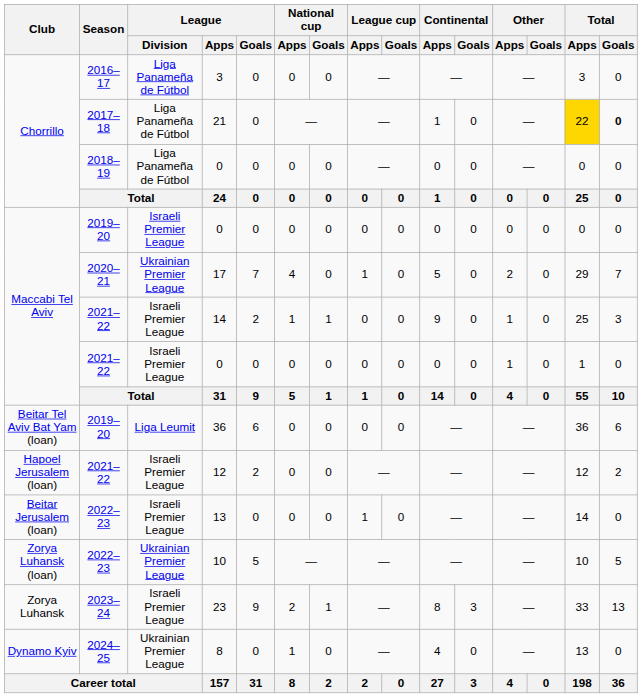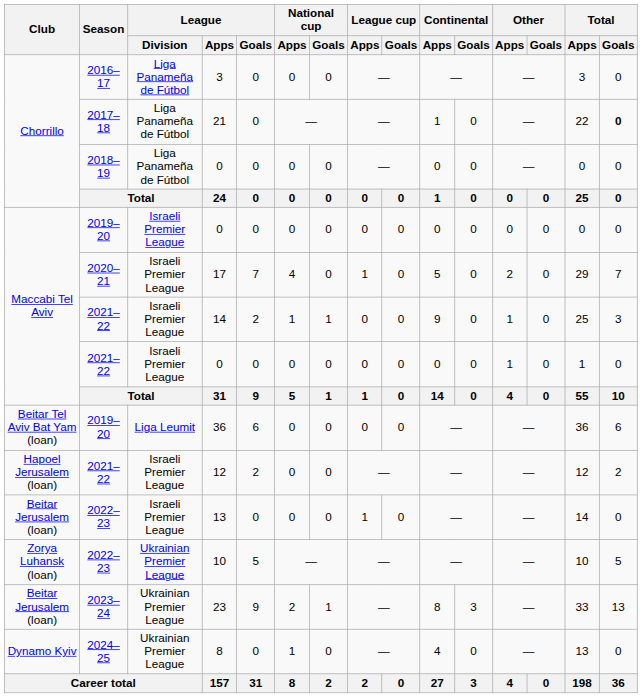(582, 121) gold background -> (582, 121) no background
(165, 274) Ukrainian Premier League -> (165, 274) Israeli Premier League
(42, 606) Zorya Luhansk -> (42, 606) Beitar Jerusalem (loan)
(165, 606) Israeli Premier League -> (165, 606) Ukrainian Premier League
